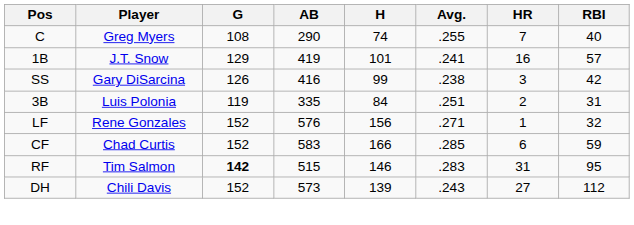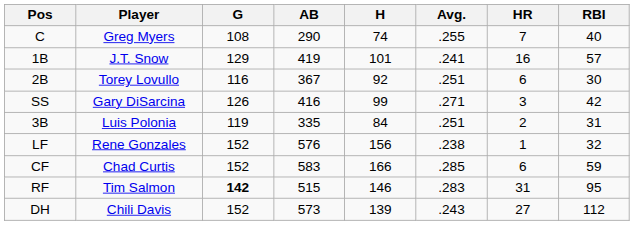+ row: (40, 79)
(451, 79) .238 -> (451, 101) .271
(451, 123) .271 -> (451, 144) .238
